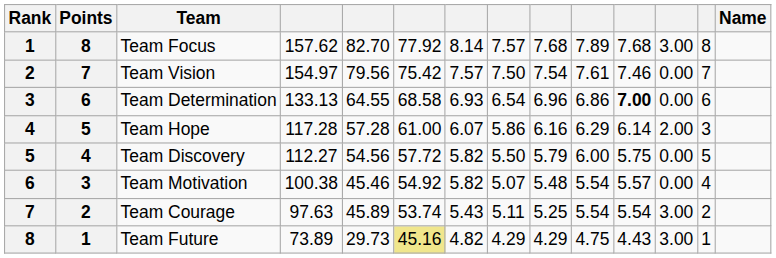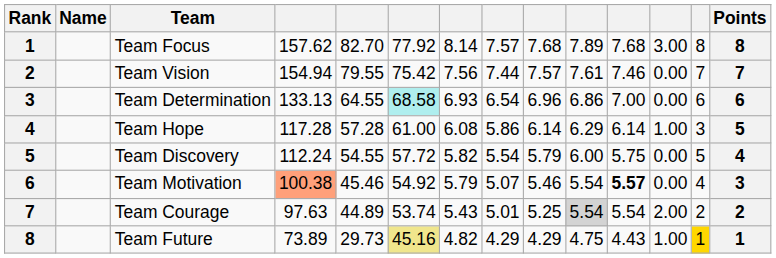columns swapped: (743, 18) <-> (86, 18)
(311, 73) 154.97 -> (306, 73) 154.94
(368, 73) 79.56 -> (362, 73) 79.55
(466, 73) 7.57 -> (461, 73) 7.56
(508, 73) 7.50 -> (503, 73) 7.44
(550, 73) 7.54 -> (545, 73) 7.57
(420, 101) no background -> (414, 101) paleturquoise background
(634, 101) bold -> (629, 101) normal
(466, 128) 6.07 -> (461, 128) 6.08
(550, 128) 6.16 -> (545, 128) 6.14
(676, 128) 2.00 -> (671, 128) 1.00
(311, 156) 112.27 -> (306, 156) 112.24
(368, 156) 54.56 -> (362, 156) 54.55
(508, 156) 5.50 -> (503, 156) 5.54
(311, 184) no background -> (306, 184) lightsalmon background
(466, 184) 5.82 -> (461, 184) 5.79
(550, 184) 5.48 -> (545, 184) 5.46
(634, 184) normal -> (629, 184) bold
(368, 211) 45.89 -> (362, 211) 44.89
(508, 211) 5.11 -> (503, 211) 5.01
(592, 211) no background -> (587, 211) lightgrey background
(676, 211) 3.00 -> (671, 211) 2.00
(676, 239) 3.00 -> (671, 239) 1.00
(706, 239) no background -> (700, 239) gold background
